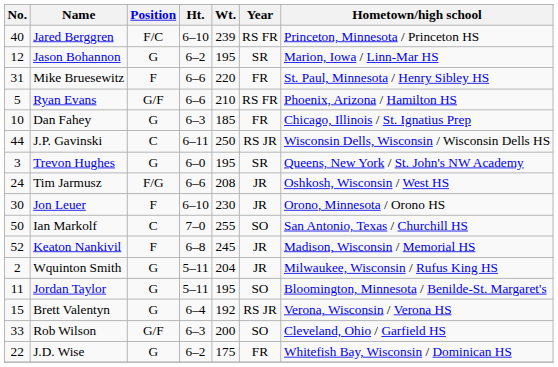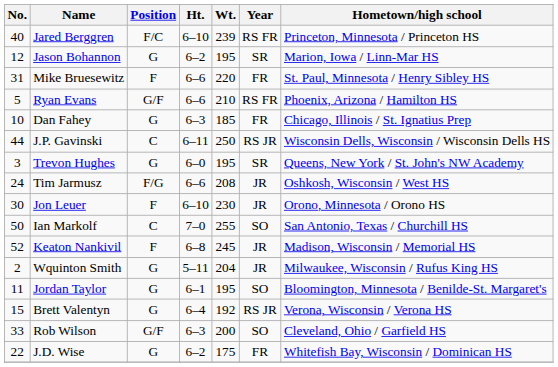(196, 288) 5–11 -> (196, 288) 6–1
